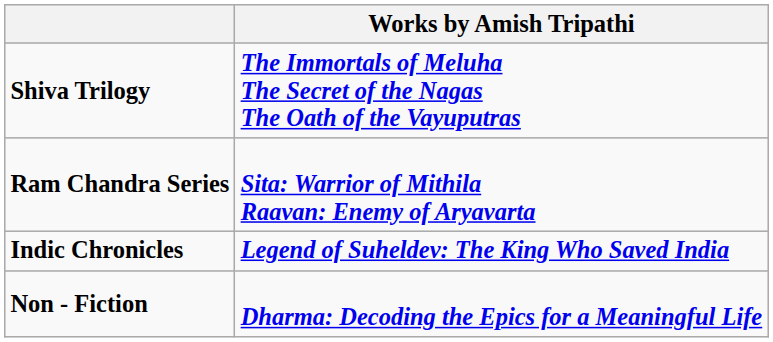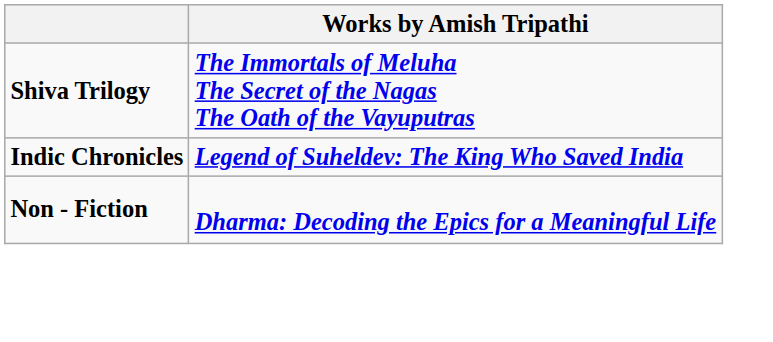- row: (120, 184)
